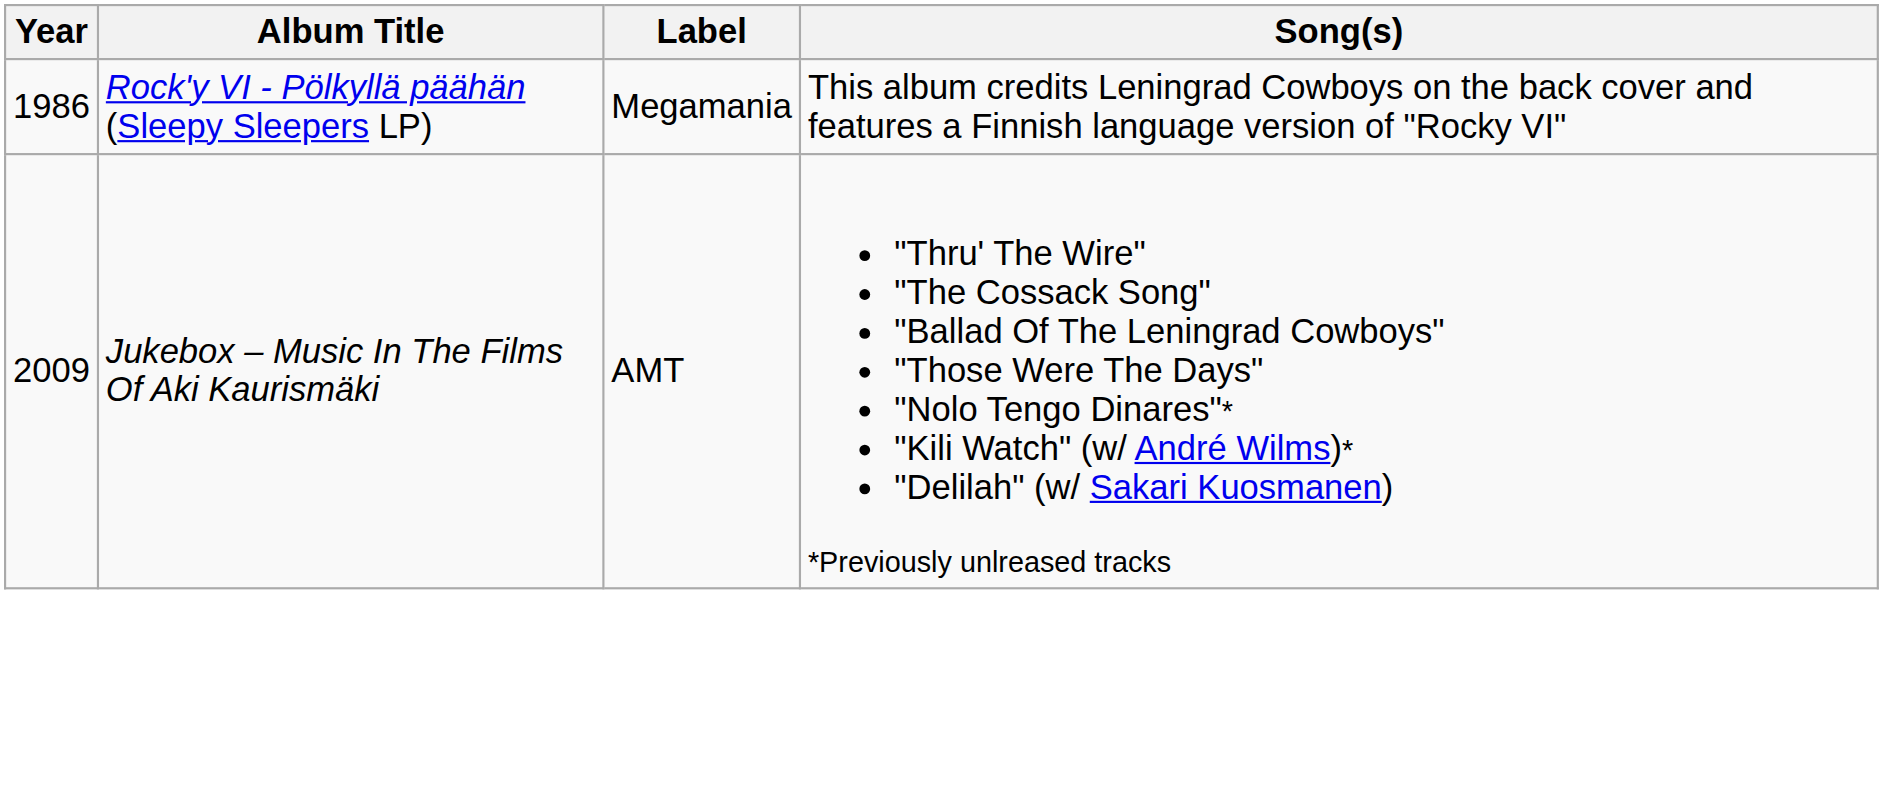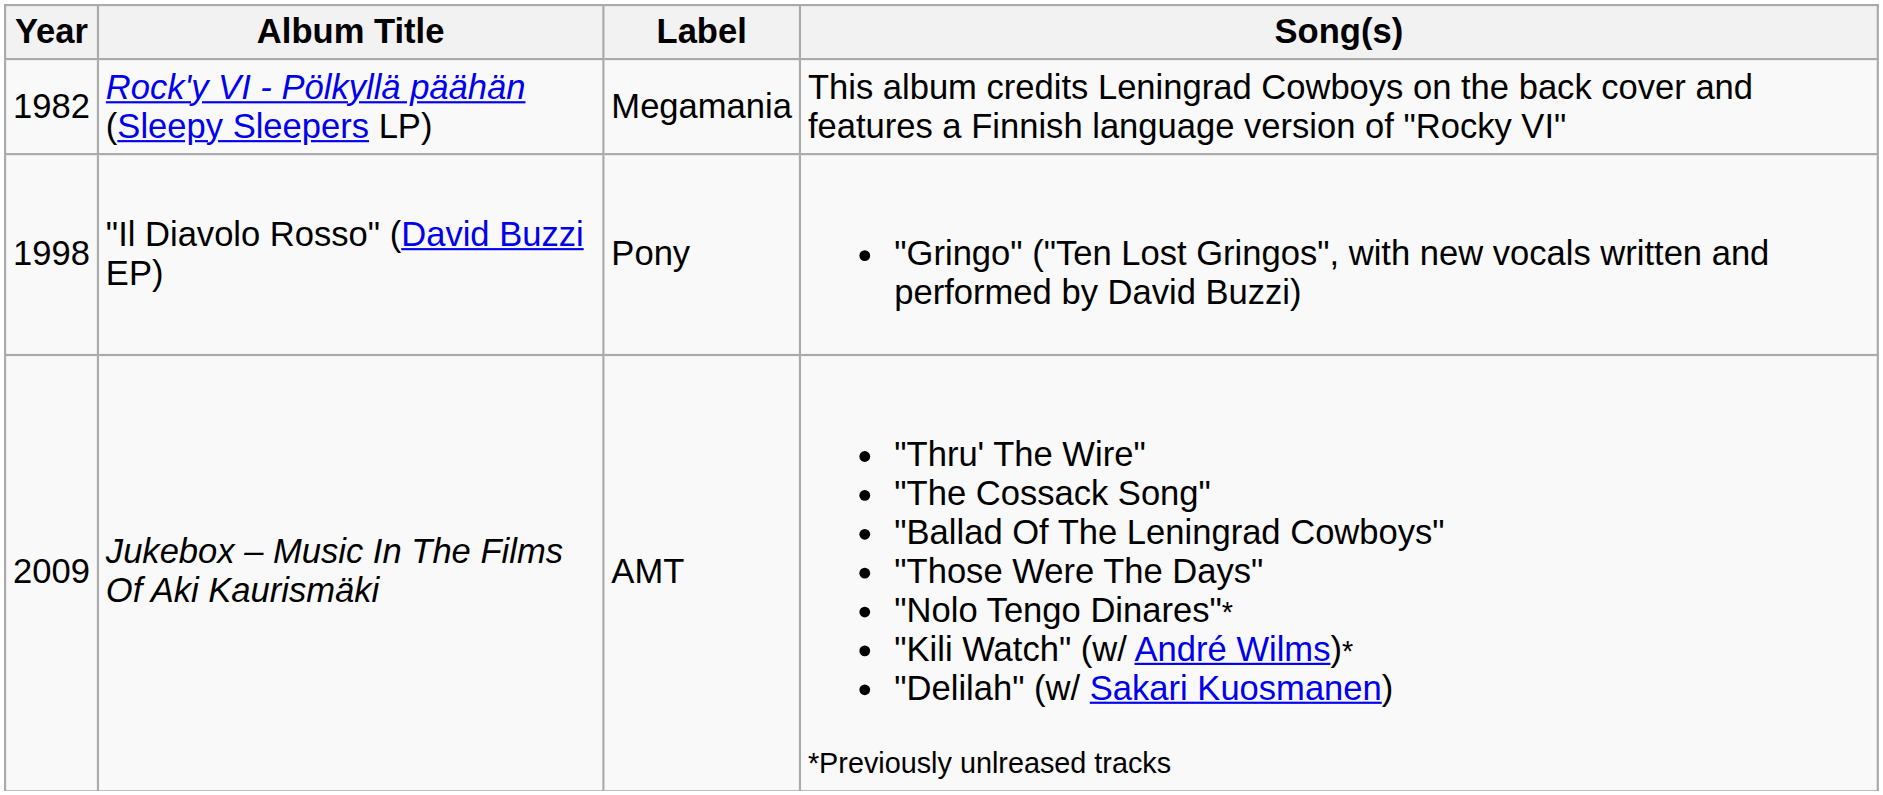(51, 106) 1986 -> (51, 106) 1982
+ row: (345, 253)
